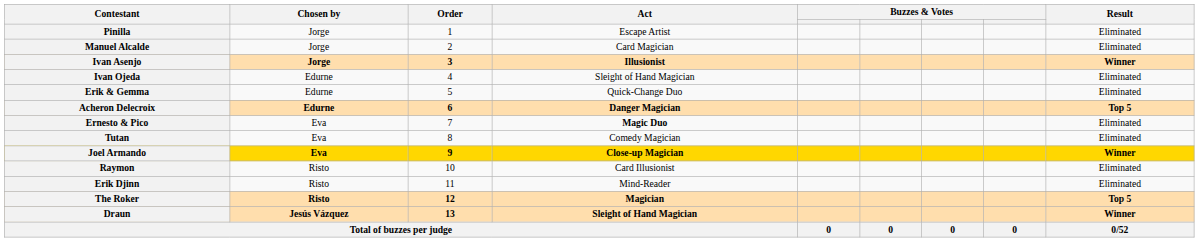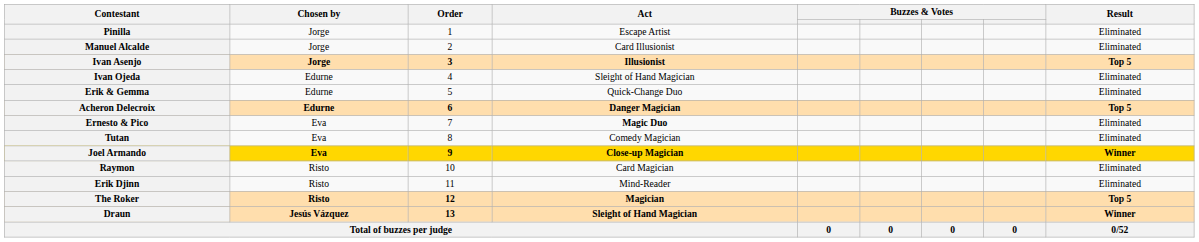(645, 46) Card Magician -> (645, 46) Card Illusionist
(1120, 62) Winner -> (1120, 62) Top 5
(645, 168) Card Illusionist -> (645, 168) Card Magician
